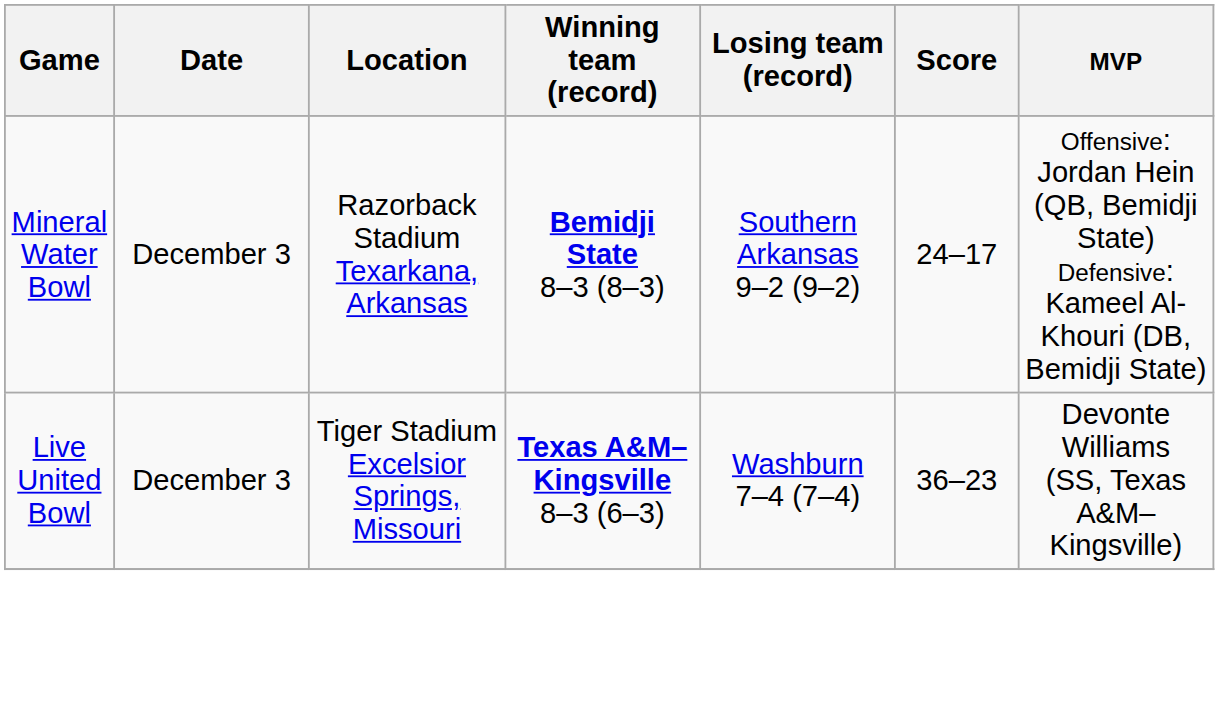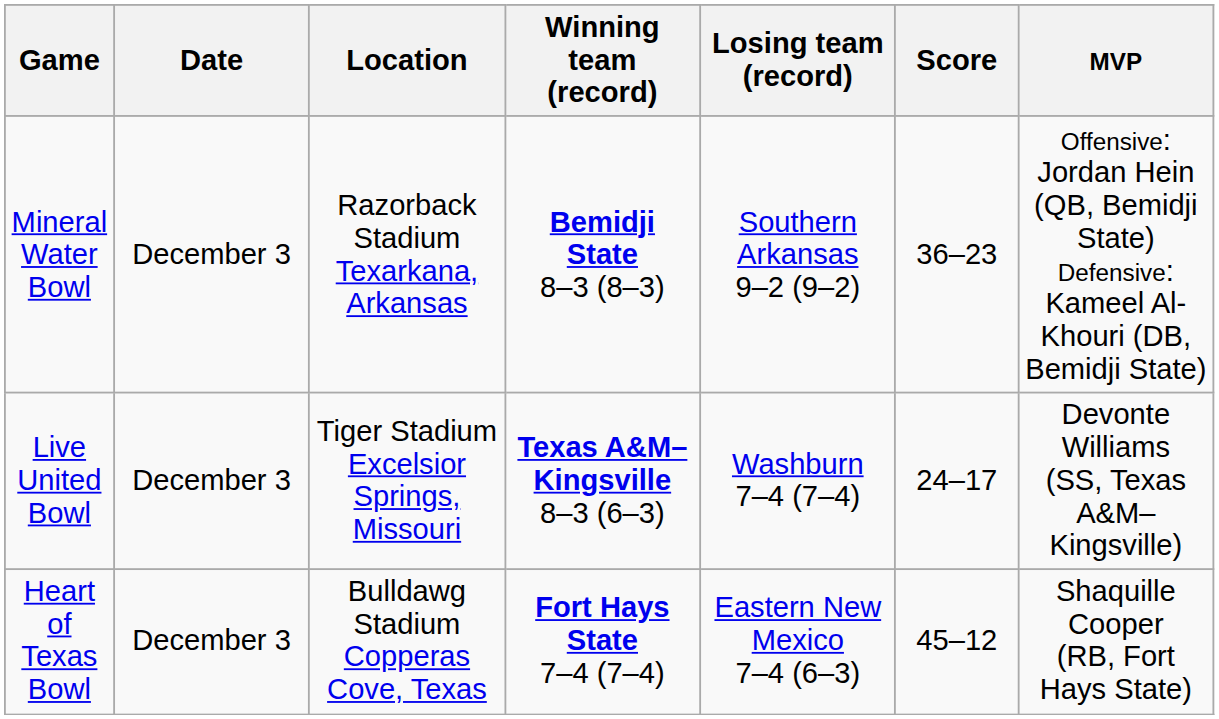(957, 253) 24–17 -> (957, 253) 36–23
(957, 480) 36–23 -> (957, 480) 24–17
+ row: (59, 641)
